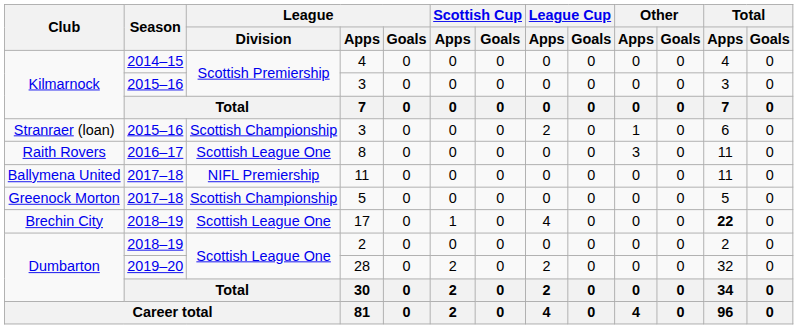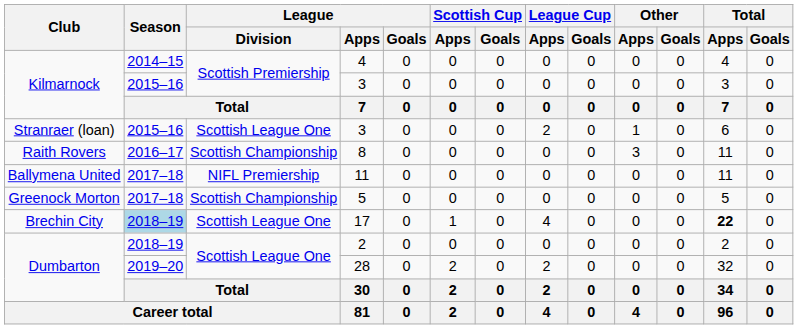(264, 130) Scottish Championship -> (264, 130) Scottish League One
(264, 152) Scottish League One -> (264, 152) Scottish Championship
(155, 221) no background -> (155, 221) lightblue background
